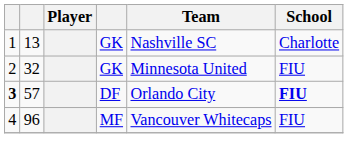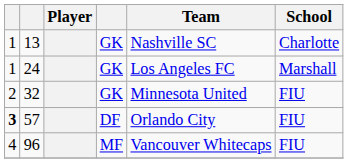+ row: (32, 68)
(293, 94) bold -> (292, 119) normal
